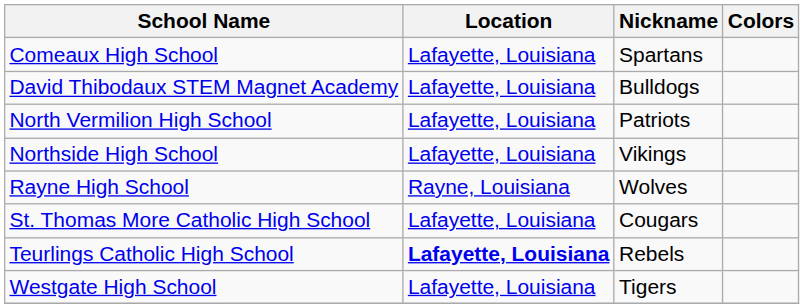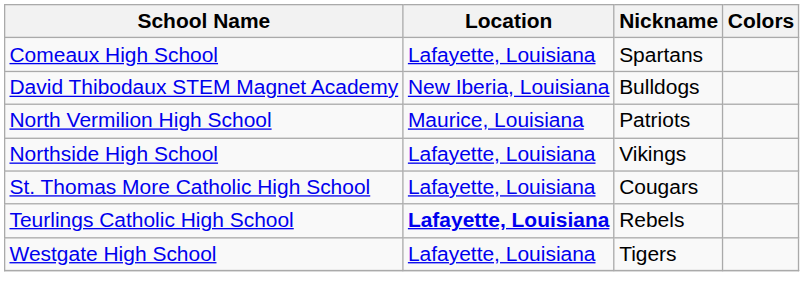(502, 87) Lafayette, Louisiana -> (509, 87) New Iberia, Louisiana
(502, 120) Lafayette, Louisiana -> (496, 120) Maurice, Louisiana
- row: (99, 187)
